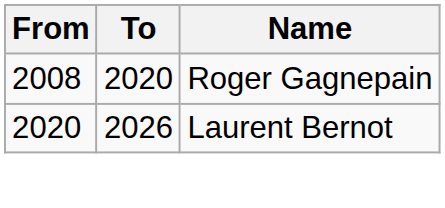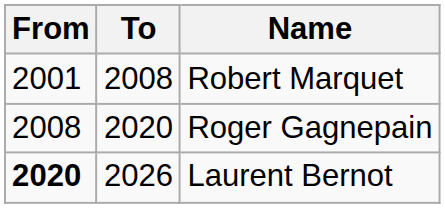+ row: (295, 78)
(47, 127) normal -> (47, 176) bold
